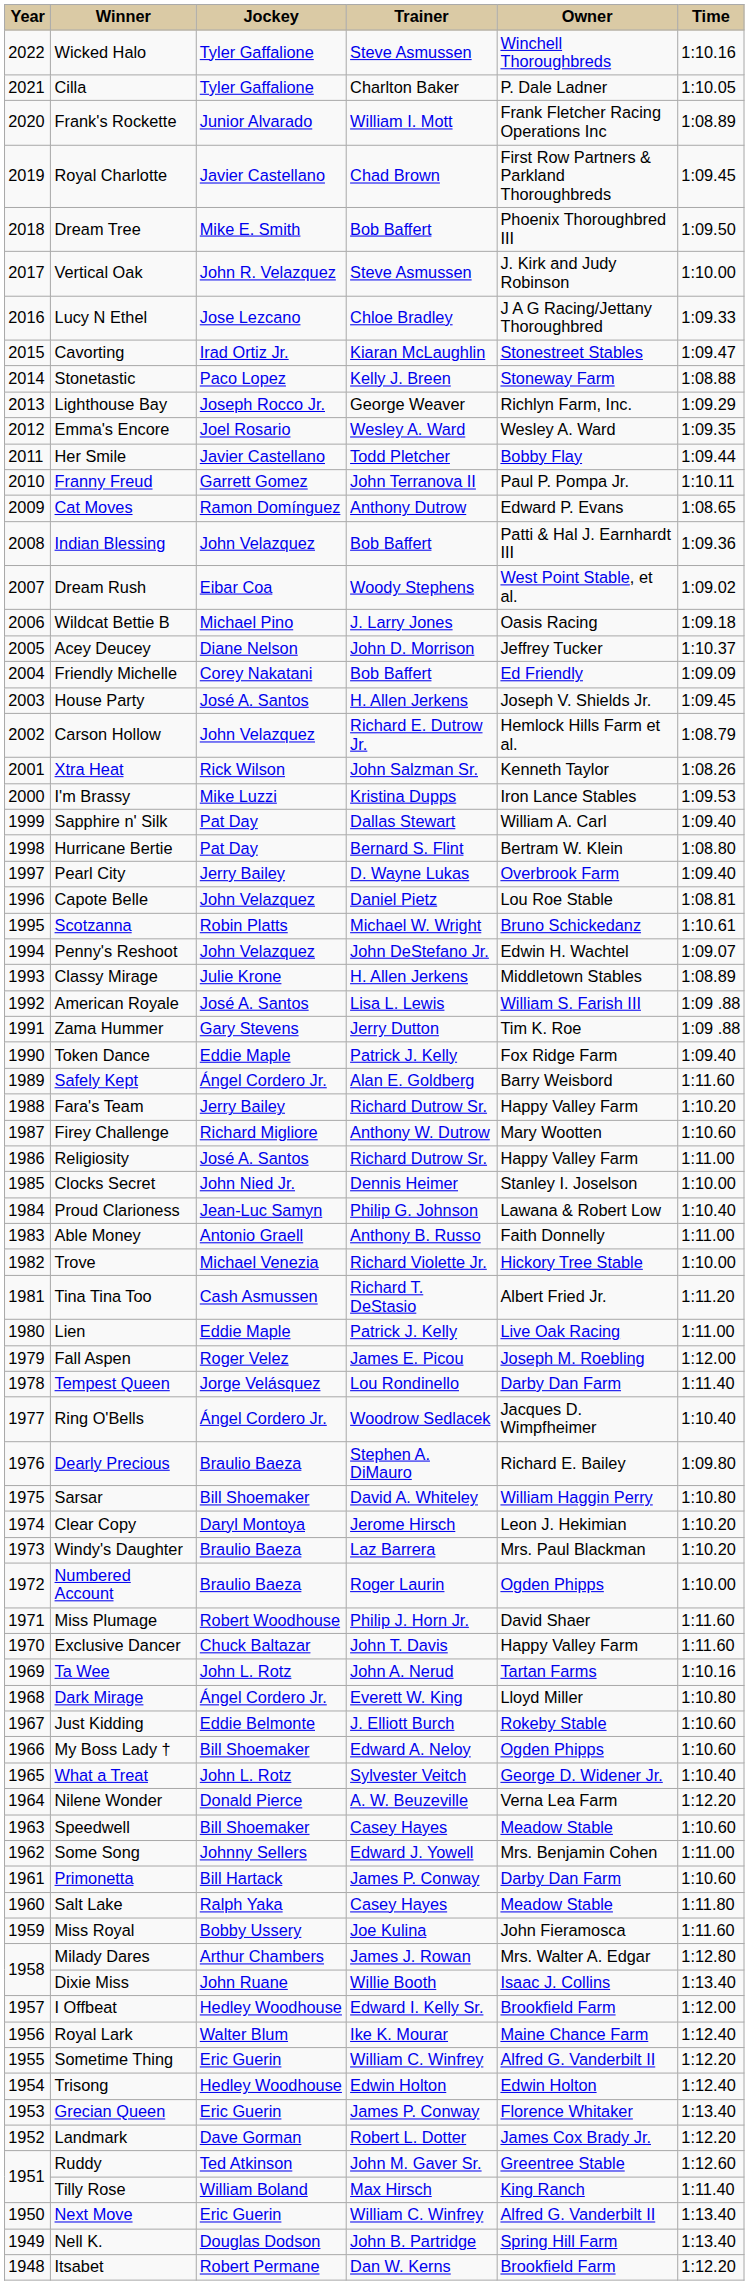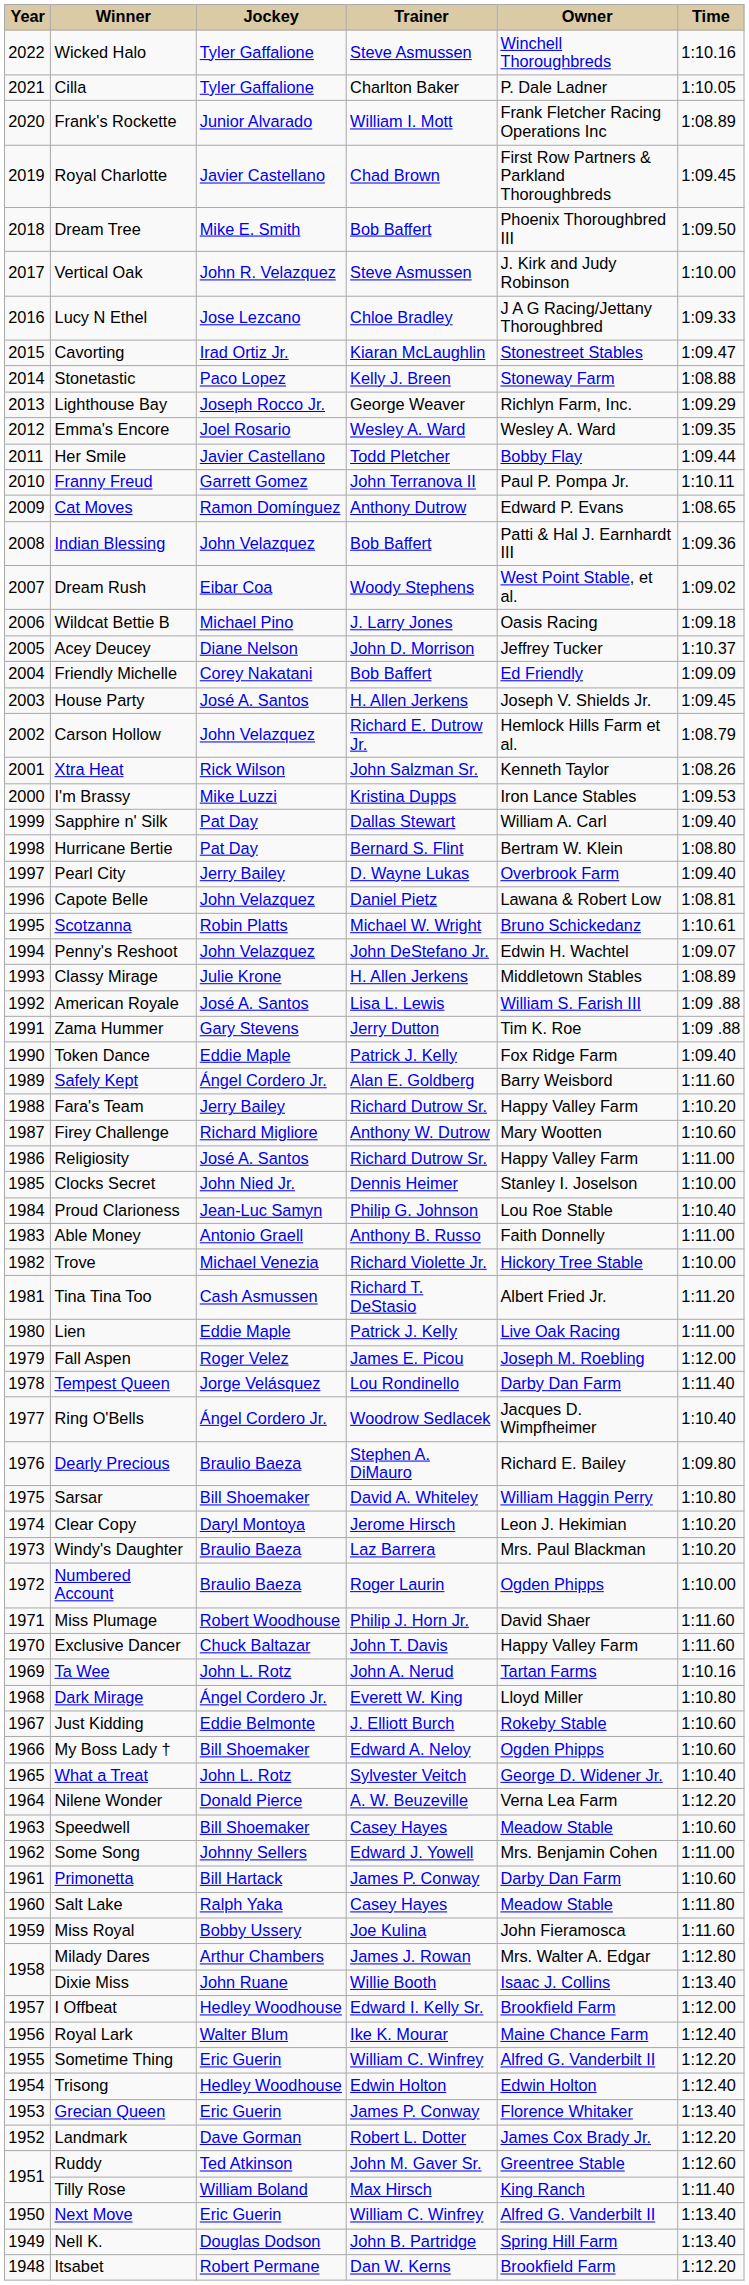(557, 899) Lou Roe Stable -> (581, 899) Lawana & Robert Low
(581, 1210) Lawana & Robert Low -> (557, 1210) Lou Roe Stable
